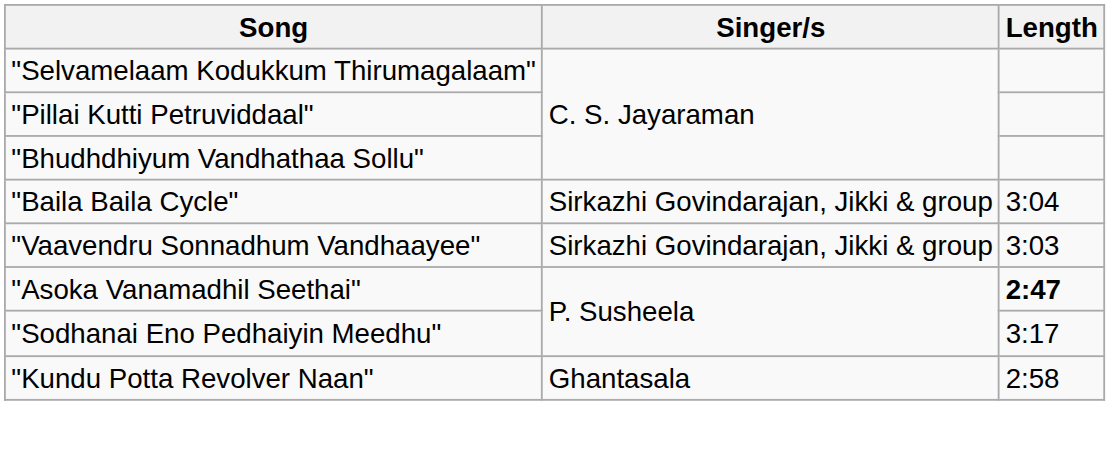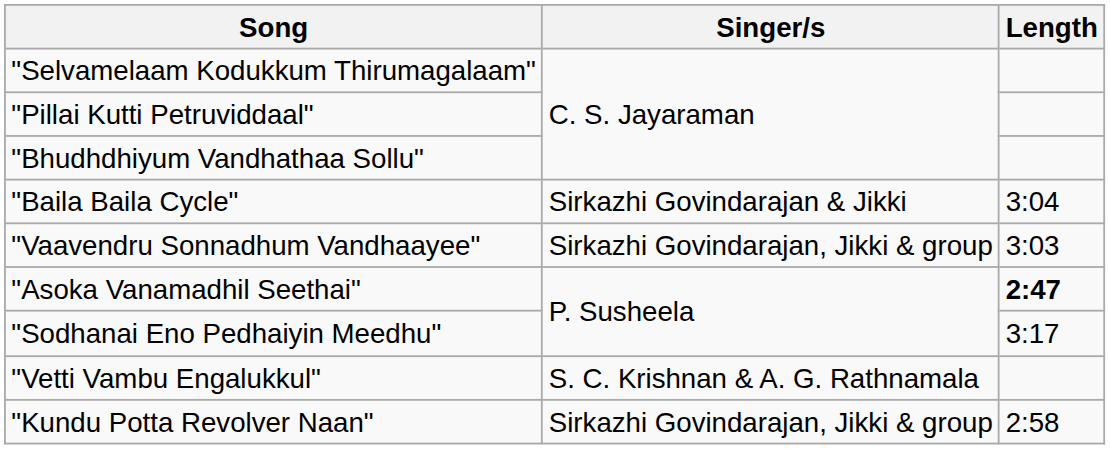(771, 202) Sirkazhi Govindarajan, Jikki & group -> (728, 202) Sirkazhi Govindarajan & Jikki
+ row: (166, 377)
(619, 377) Ghantasala -> (771, 421) Sirkazhi Govindarajan, Jikki & group
